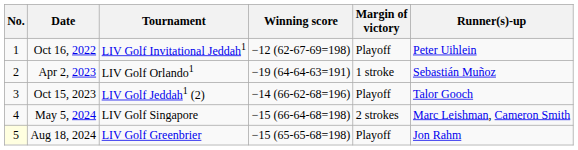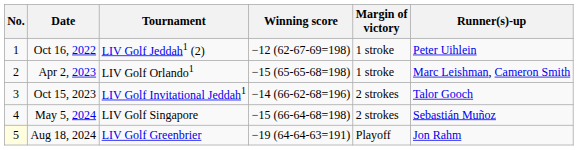(174, 49) LIV Golf Invitational Jeddah1 -> (153, 49) LIV Golf Jeddah1 (2)
(373, 49) Playoff -> (375, 49) 1 stroke
(301, 72) −19 (64-64-63=191) -> (301, 72) −15 (65-65-68=198)
(454, 72) Sebastián Muñoz -> (492, 72) Marc Leishman, Cameron Smith
(153, 94) LIV Golf Jeddah1 (2) -> (174, 94) LIV Golf Invitational Jeddah1
(373, 94) Playoff -> (377, 94) 2 strokes
(492, 115) Marc Leishman, Cameron Smith -> (454, 115) Sebastián Muñoz
(301, 135) −15 (65-65-68=198) -> (301, 135) −19 (64-64-63=191)
